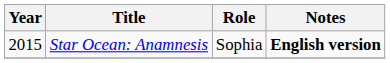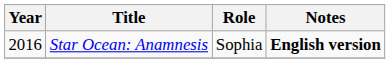(25, 44) 2015 -> (25, 44) 2016
